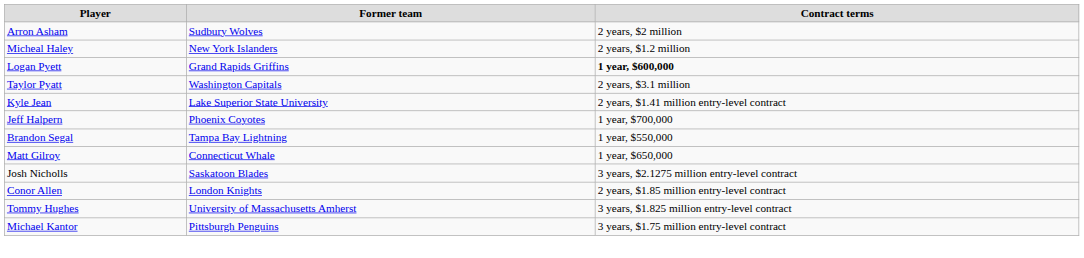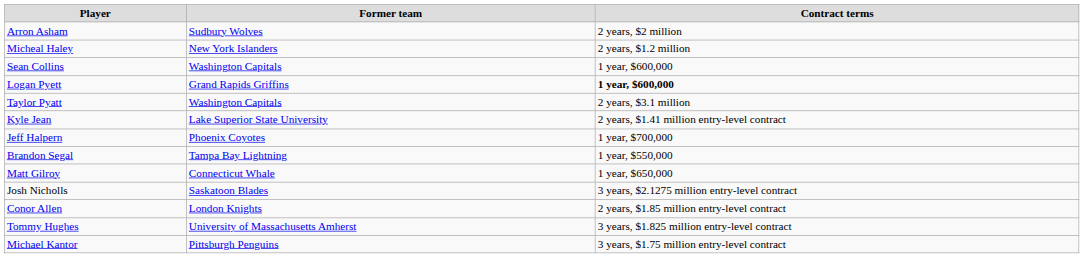+ row: (35, 66)
